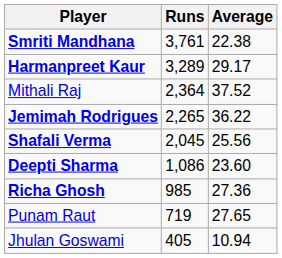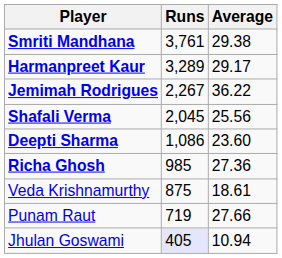(231, 41) 22.38 -> (231, 41) 29.38
- row: (45, 91)
(185, 116) 2,265 -> (185, 91) 2,267
+ row: (79, 191)
(231, 215) 27.65 -> (231, 215) 27.66
(178, 240) no background -> (178, 240) lavender background
